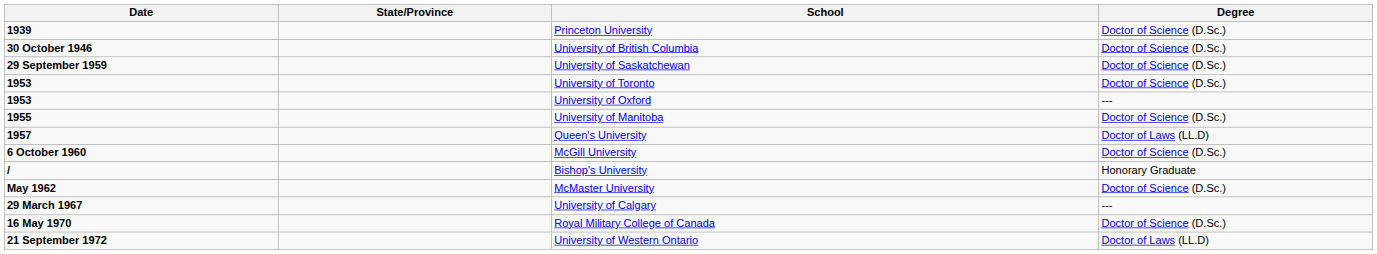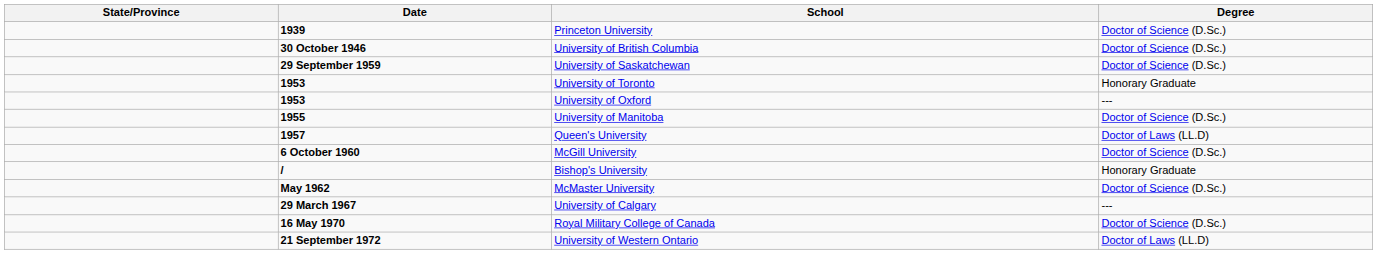columns swapped: (415, 13) <-> (141, 13)
(1164, 83) Doctor of Science (D.Sc.) -> (1149, 83) Honorary Graduate
